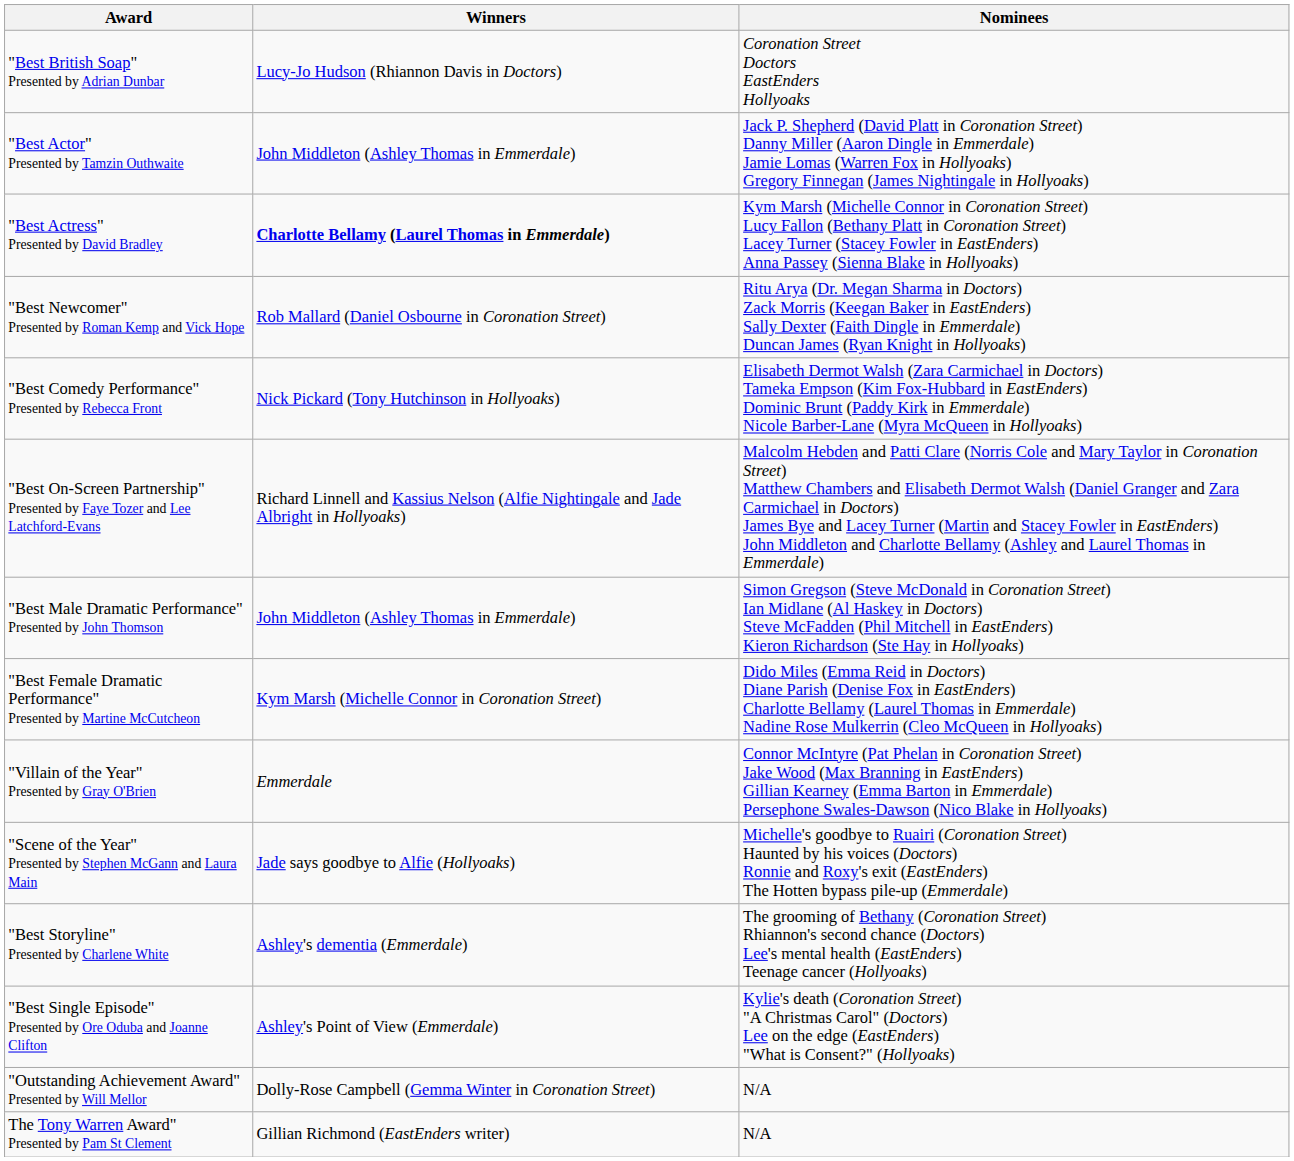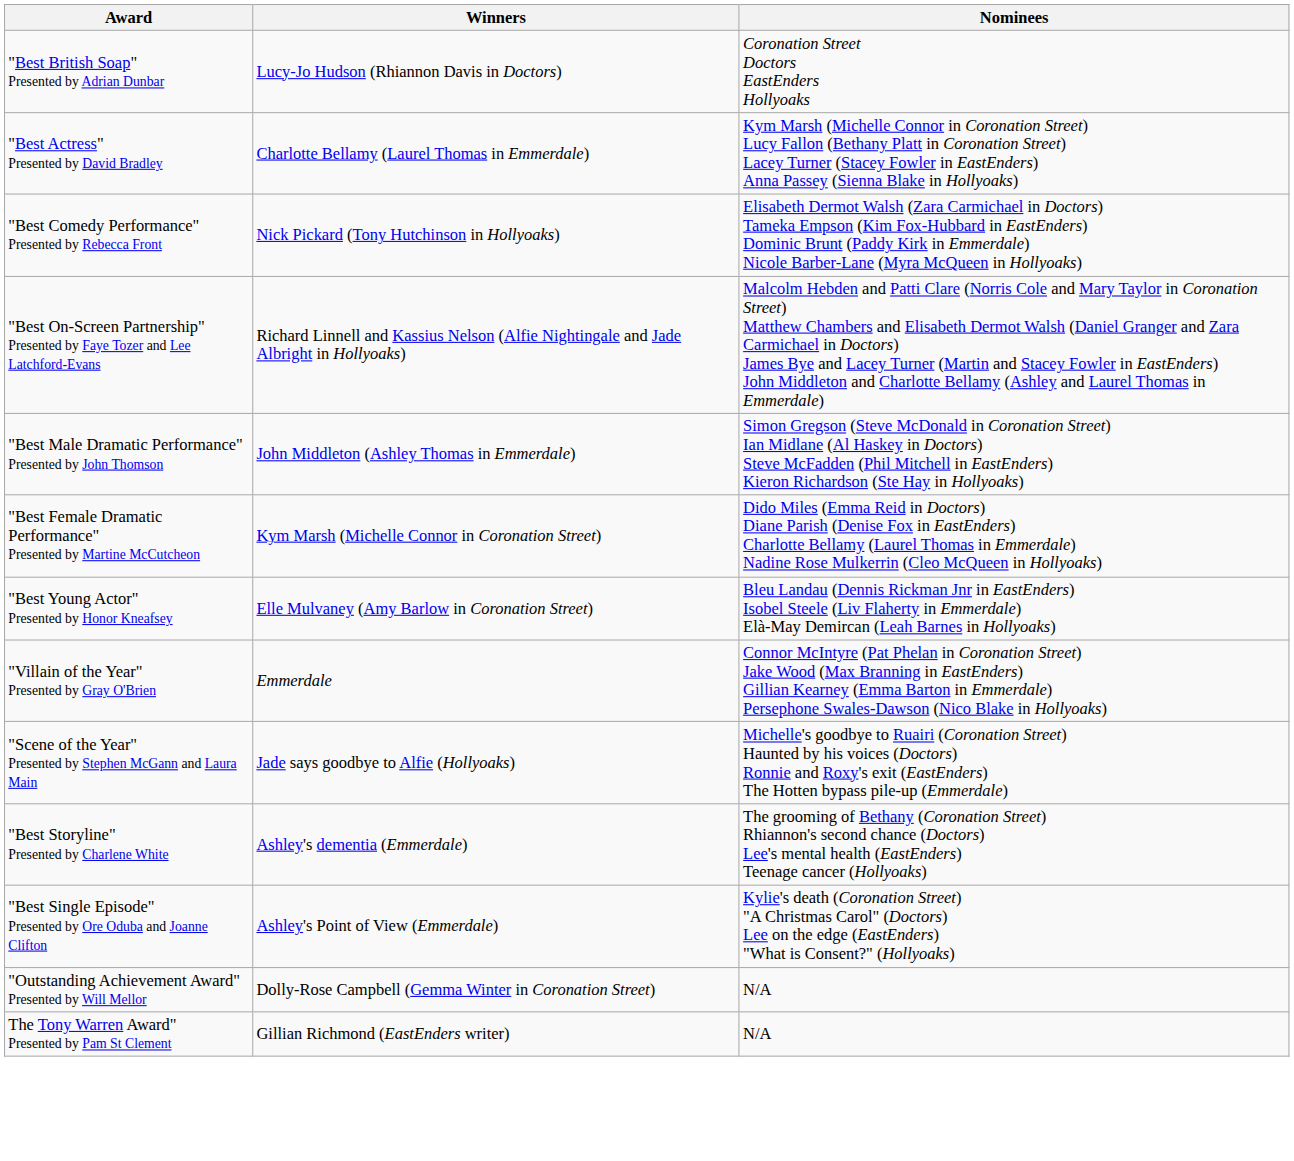- row: (96, 153)
(433, 235) bold -> (423, 153) normal
- row: (126, 316)
+ row: (90, 608)
